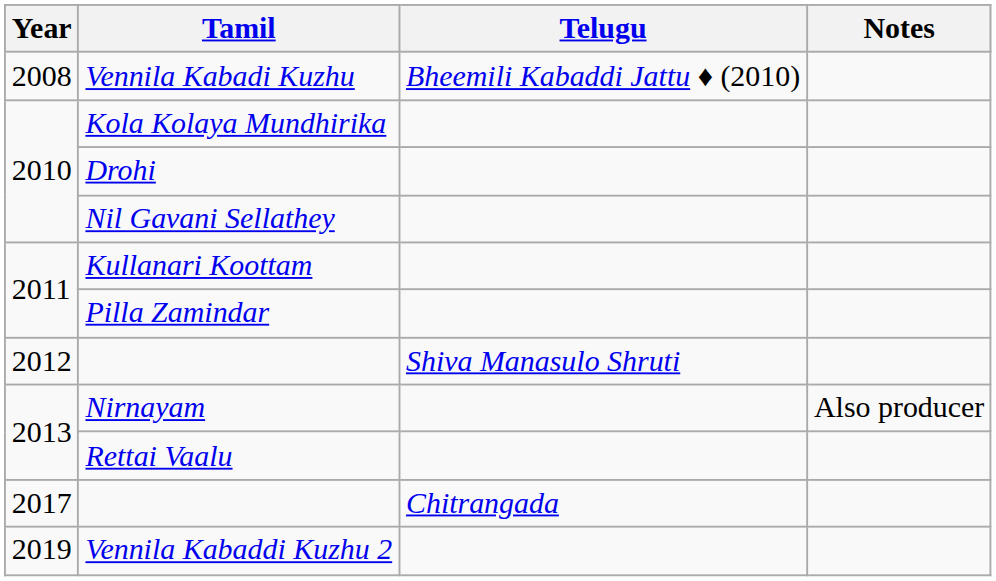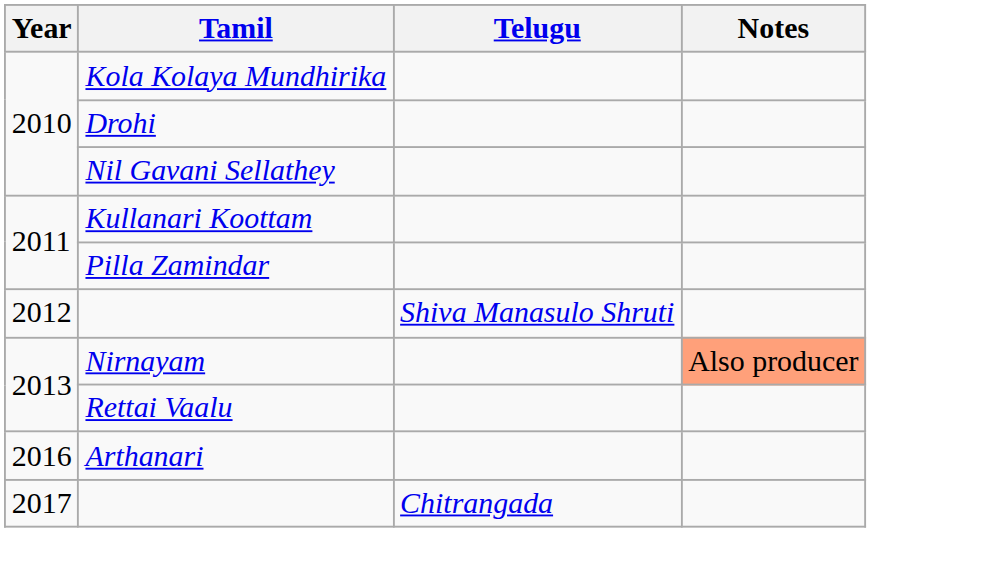- row: (42, 75)
(899, 407) no background -> (773, 360) lightsalmon background
+ row: (42, 455)
- row: (42, 550)
